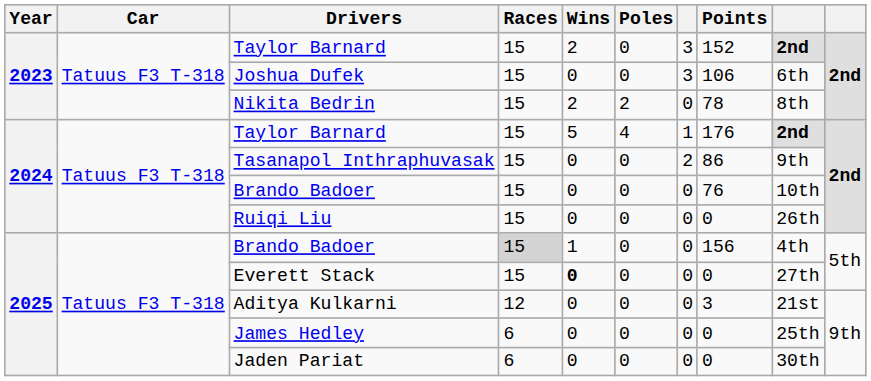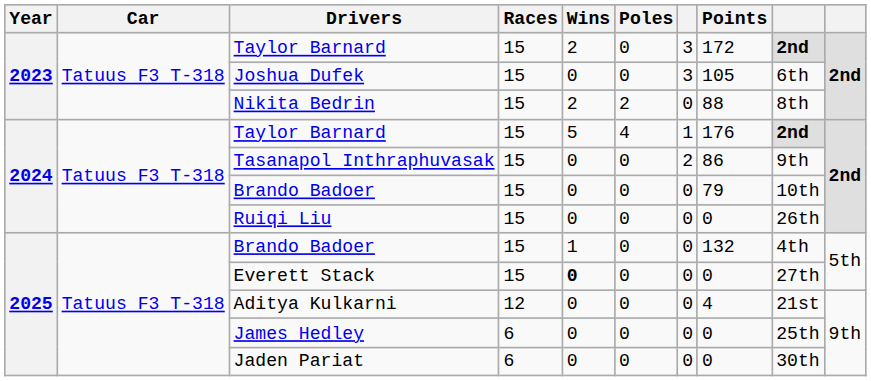(718, 48) 152 -> (718, 48) 172
(718, 76) 106 -> (718, 76) 105
(713, 105) 78 -> (713, 105) 88
(713, 190) 76 -> (713, 190) 79
(514, 248) lightgrey background -> (514, 248) no background
(718, 248) 156 -> (718, 248) 132
(707, 305) 3 -> (707, 305) 4
